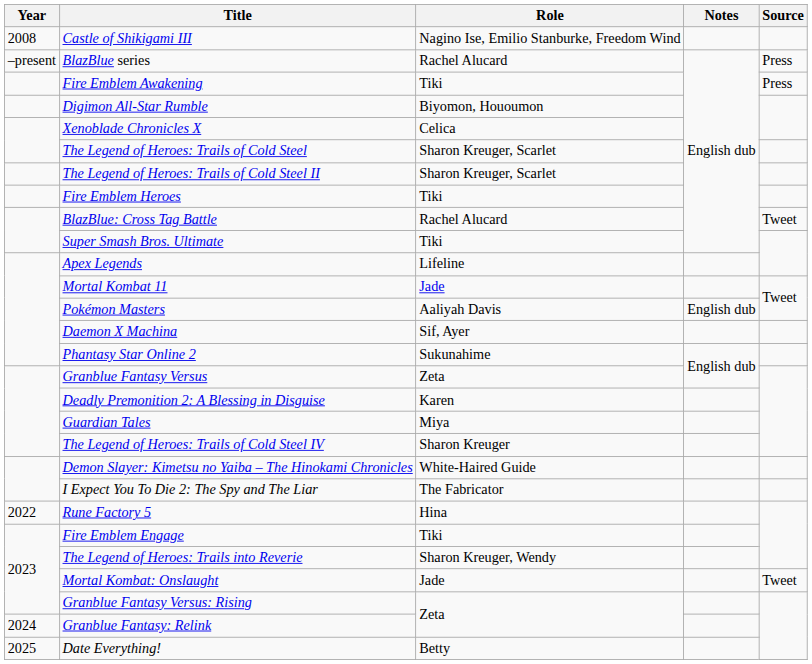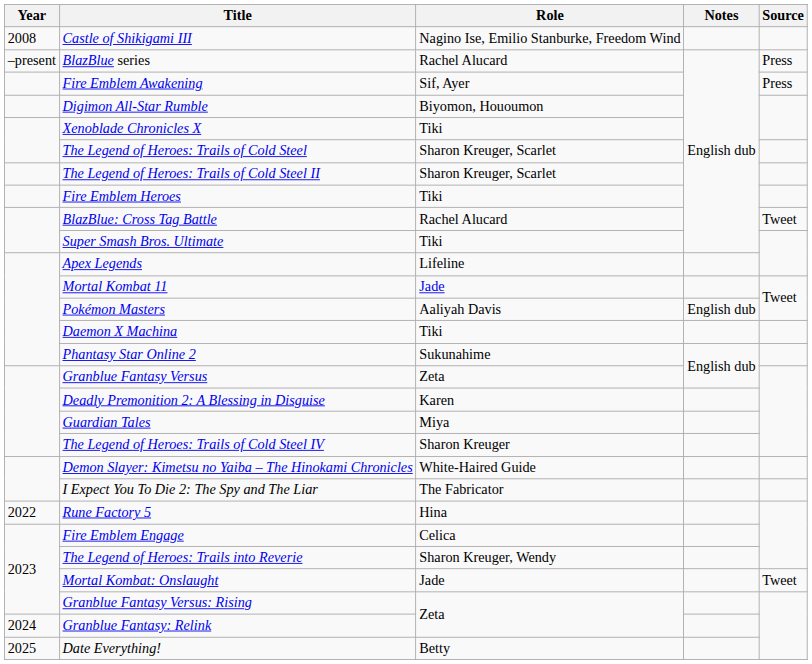(431, 83) Tiki -> (444, 83) Sif, Ayer
(437, 128) Celica -> (431, 128) Tiki
(444, 331) Sif, Ayer -> (431, 331) Tiki
(431, 535) Tiki -> (437, 535) Celica
